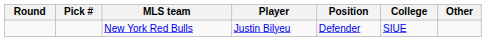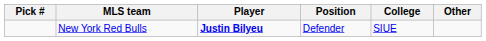- column: (30, 12)
(262, 28) normal -> (232, 28) bold
